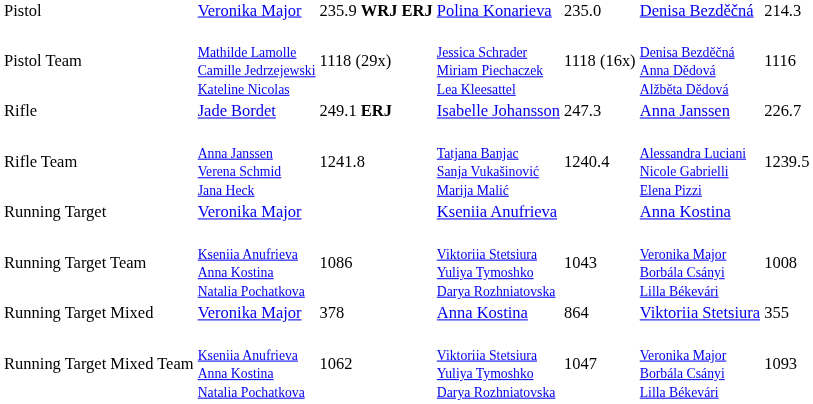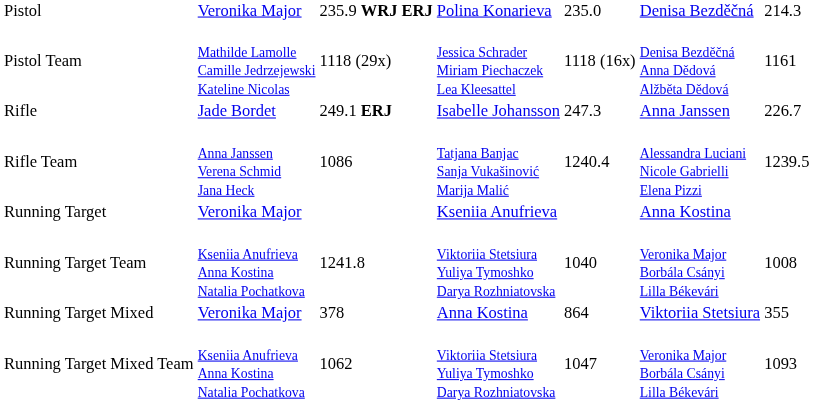(780, 60) 1116 -> (780, 60) 1161
(342, 161) 1241.8 -> (336, 161) 1086
(336, 262) 1086 -> (342, 262) 1241.8
(581, 262) 1043 -> (581, 262) 1040
